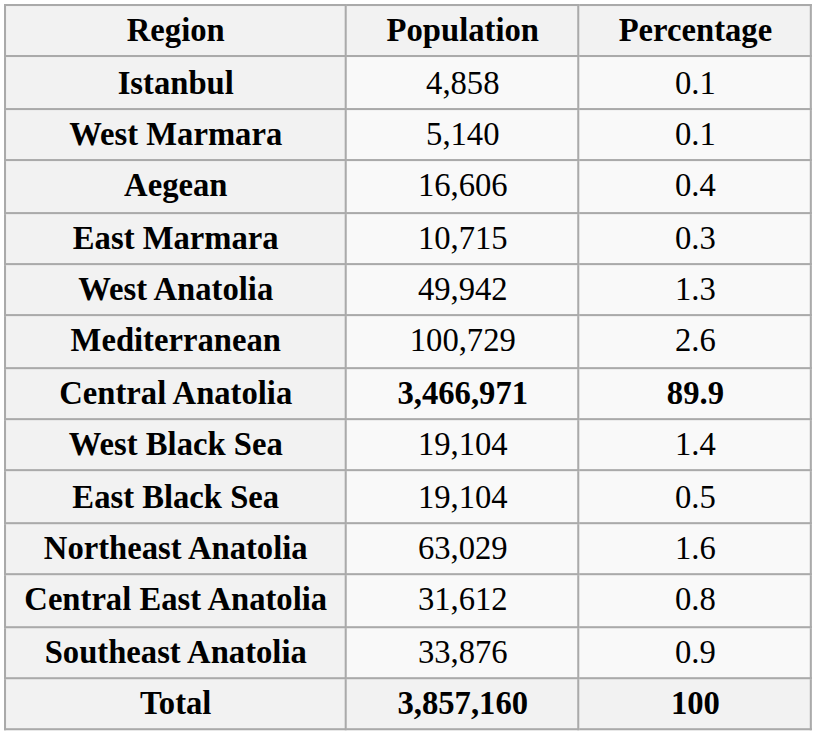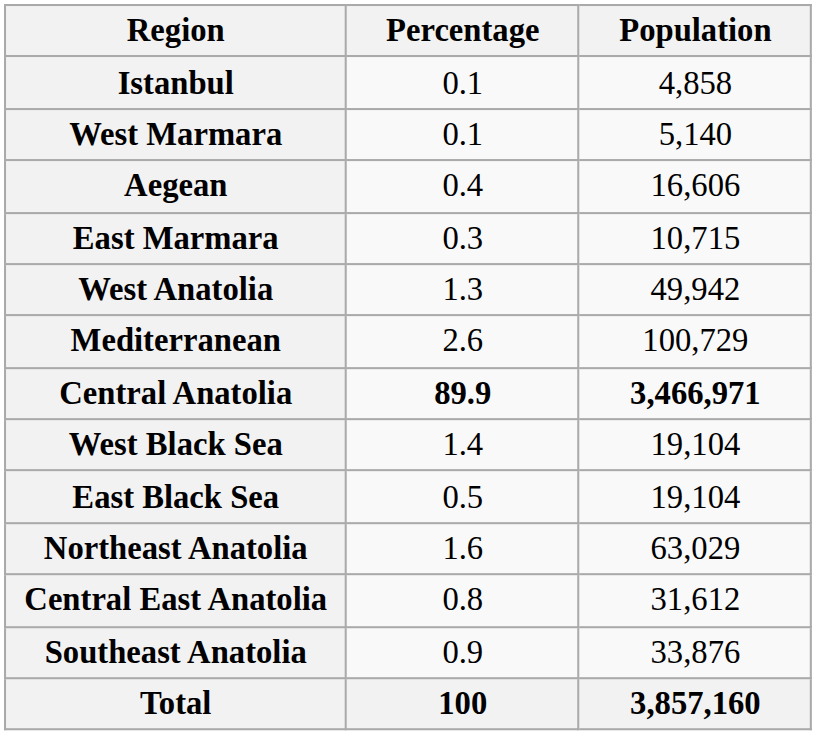columns swapped: (463, 30) <-> (695, 30)
